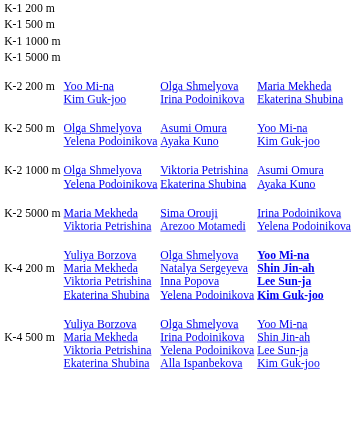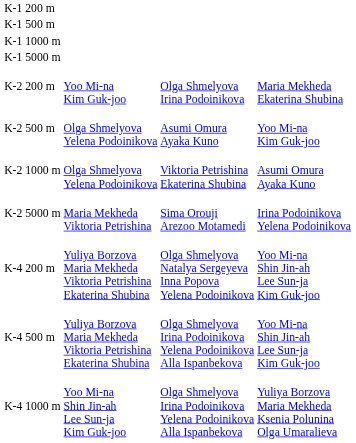(290, 275) bold -> (288, 275) normal
+ row: (32, 406)
